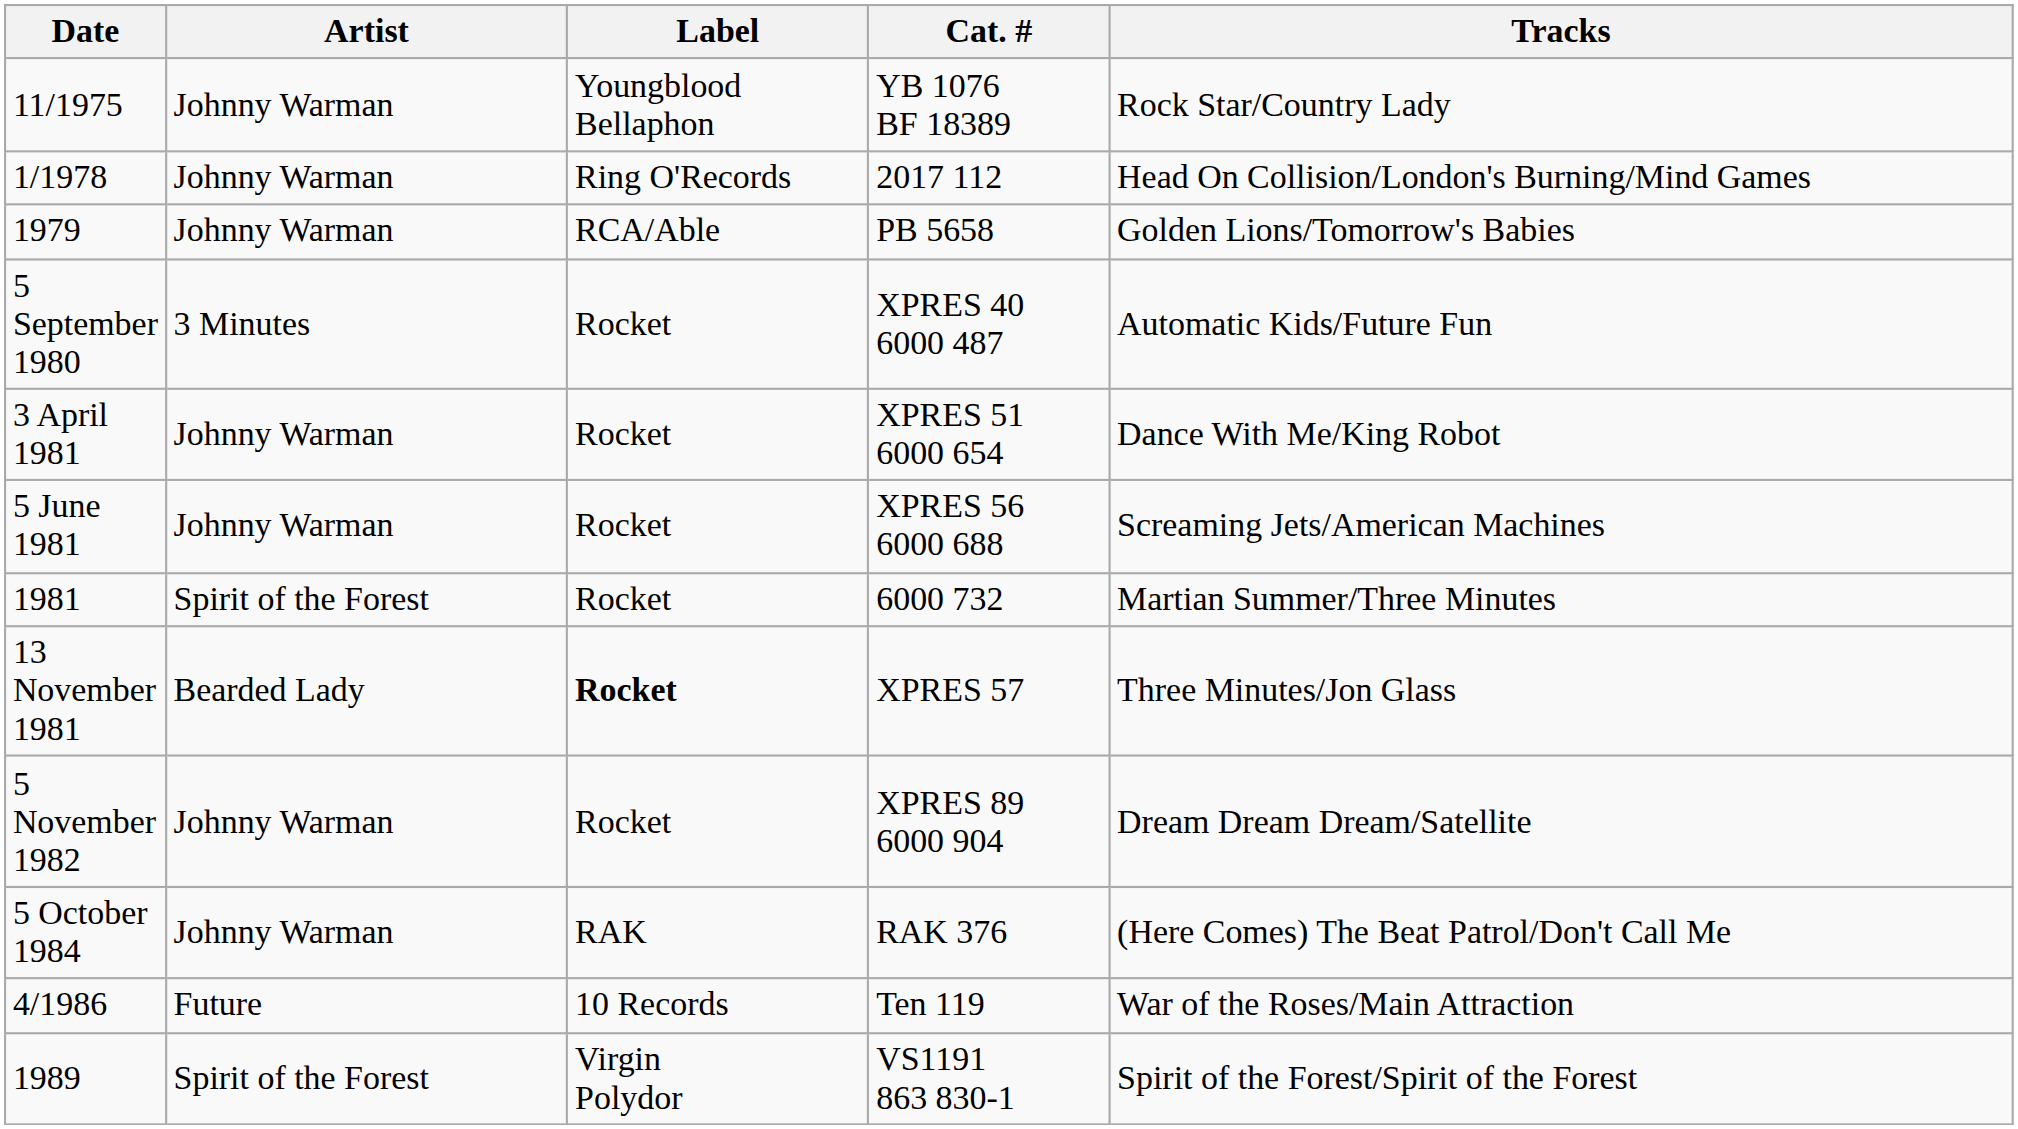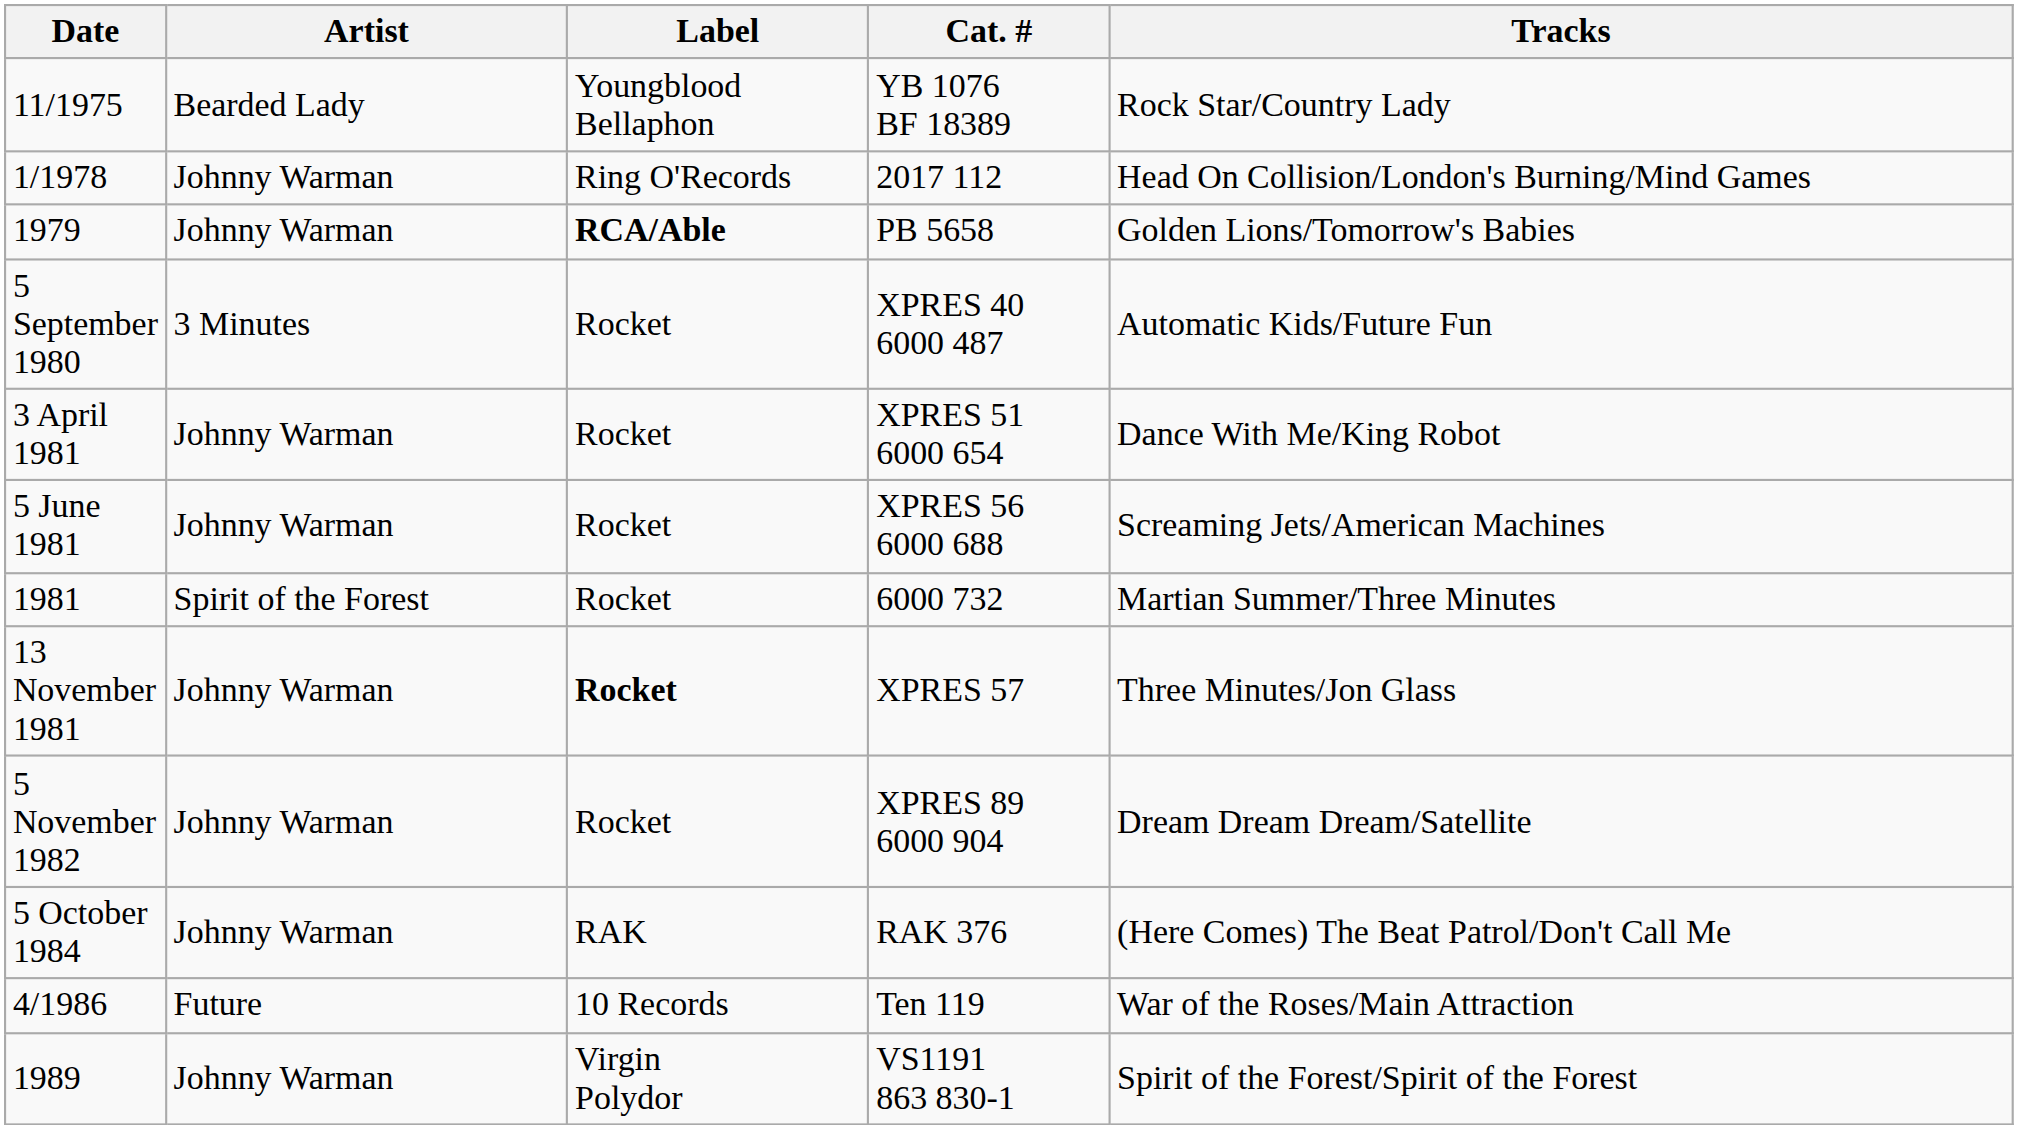(284, 104) Johnny Warman -> (269, 104) Bearded Lady
(648, 230) normal -> (650, 230) bold
(269, 690) Bearded Lady -> (284, 690) Johnny Warman
(301, 1077) Spirit of the Forest -> (284, 1077) Johnny Warman
